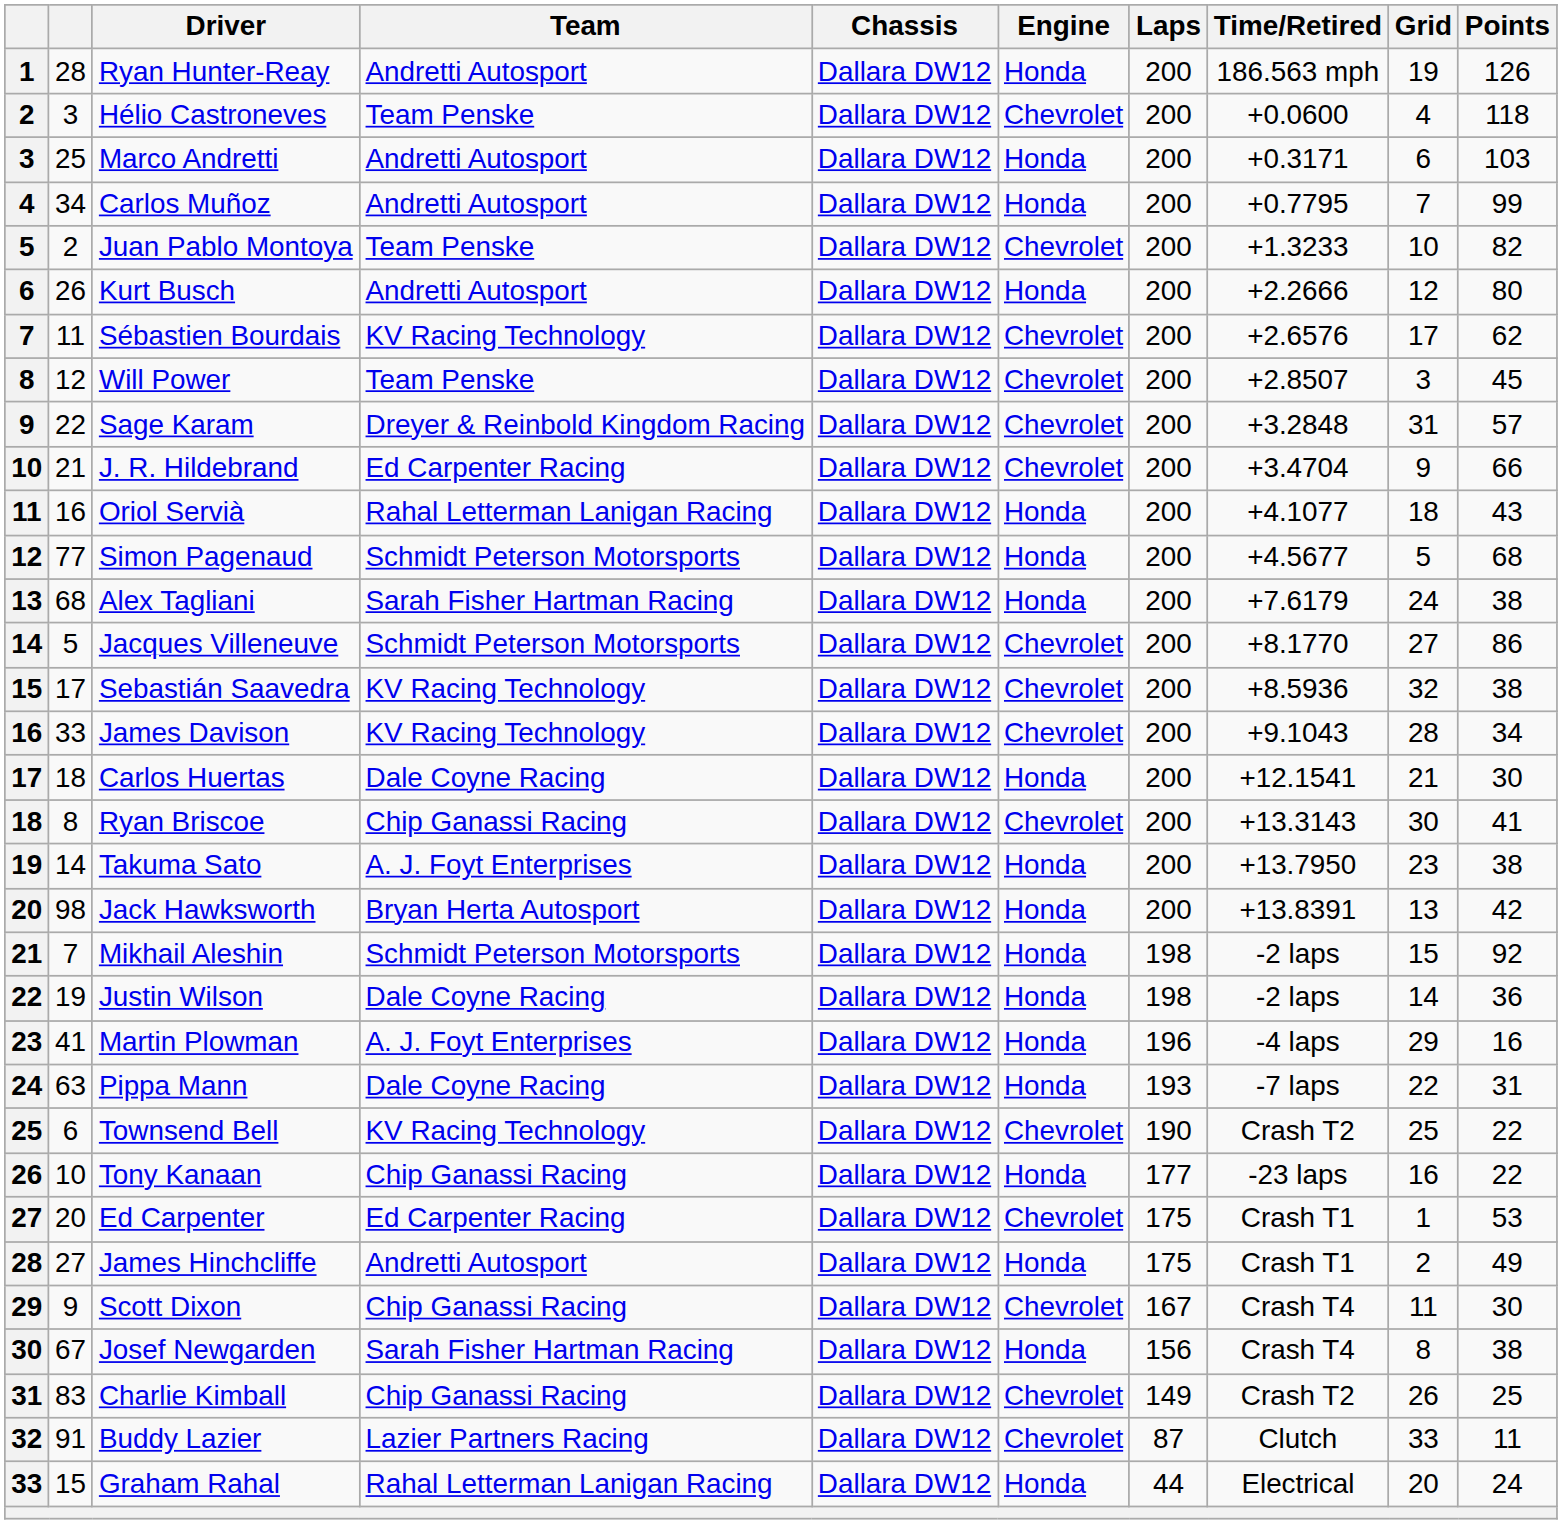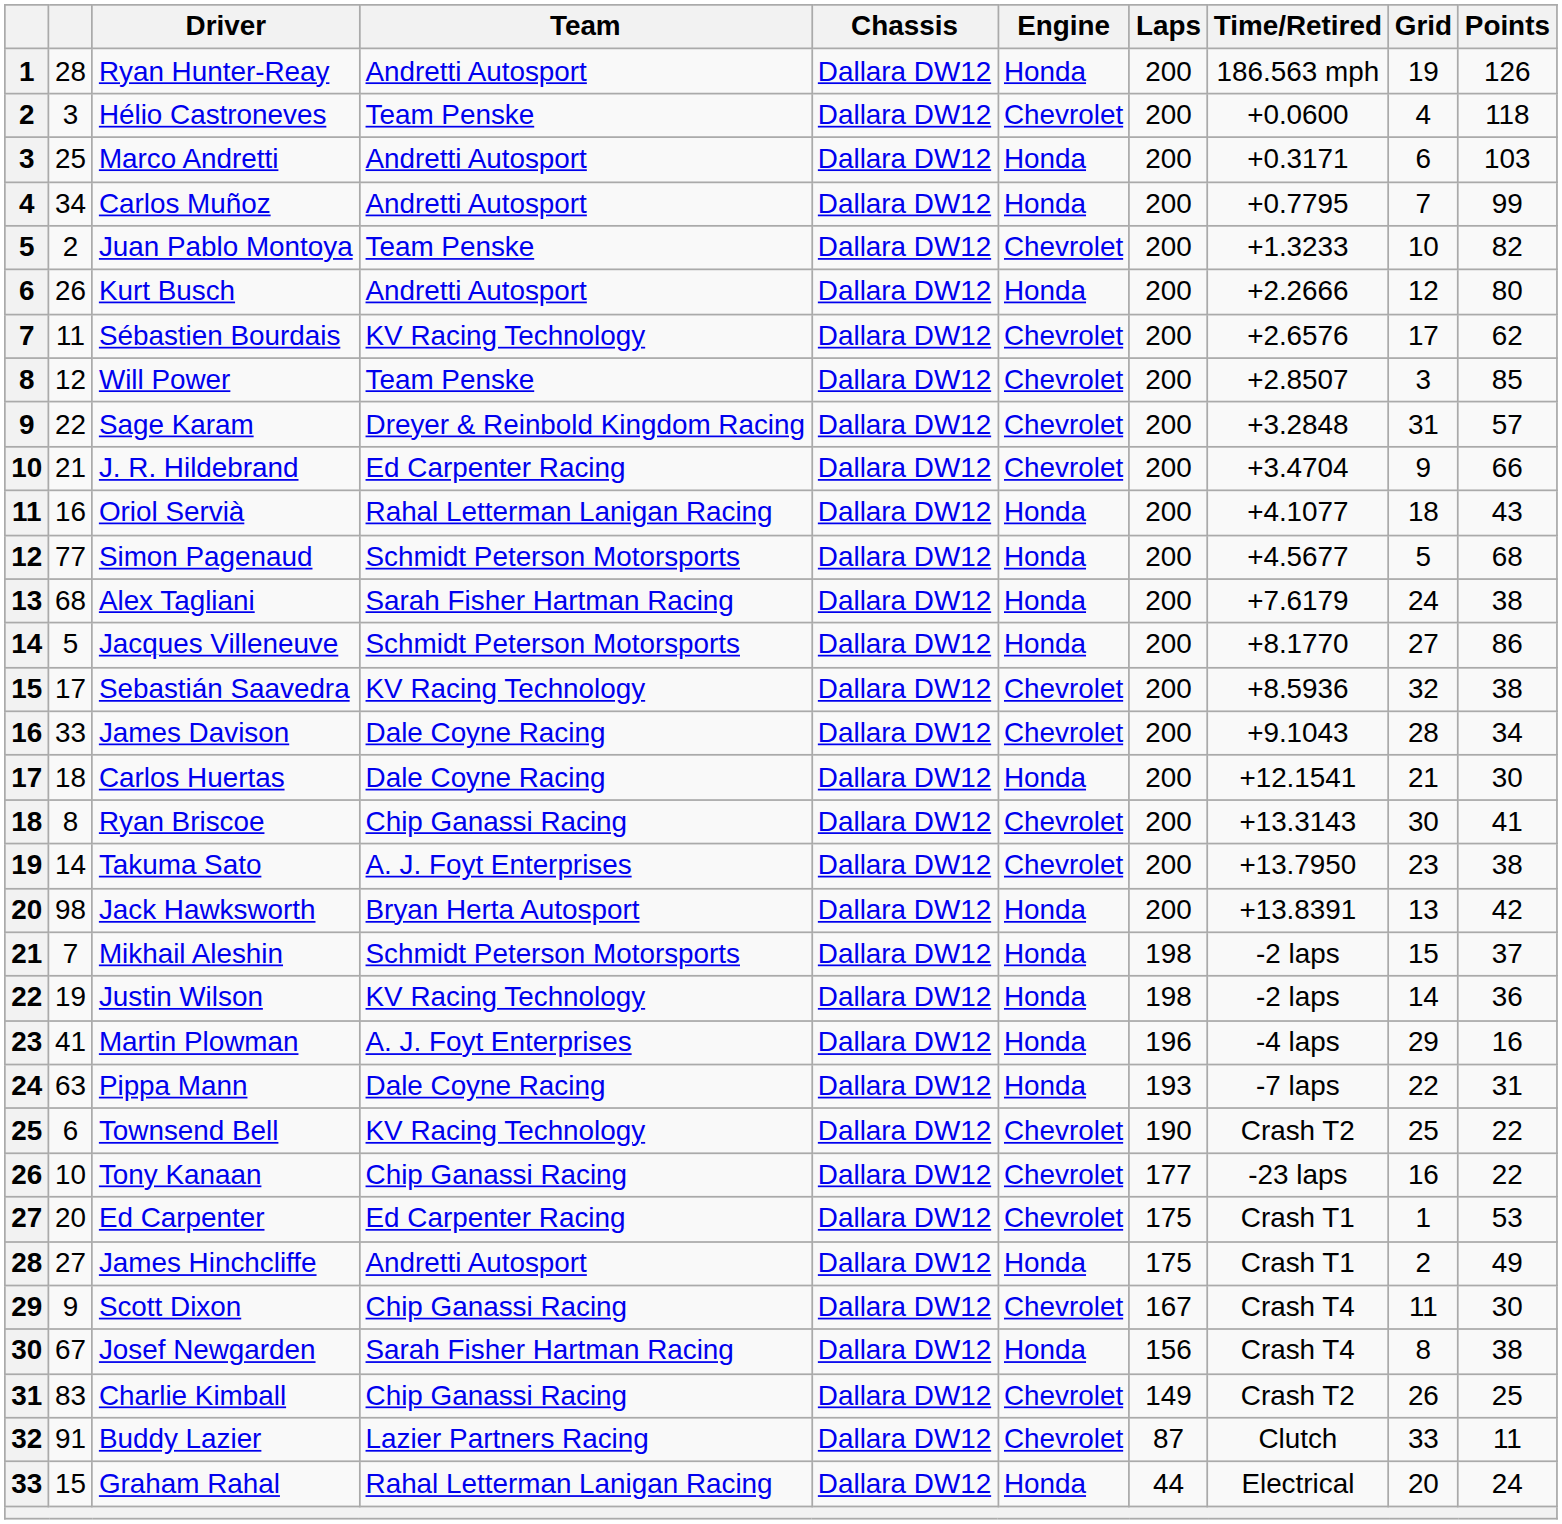(1507, 379) 45 -> (1507, 379) 85
(1064, 644) Chevrolet -> (1045, 644) Honda
(505, 733) KV Racing Technology -> (485, 733) Dale Coyne Racing
(1045, 865) Honda -> (1064, 865) Chevrolet
(1507, 953) 92 -> (1507, 953) 37
(485, 997) Dale Coyne Racing -> (505, 997) KV Racing Technology
(1045, 1174) Honda -> (1064, 1174) Chevrolet
